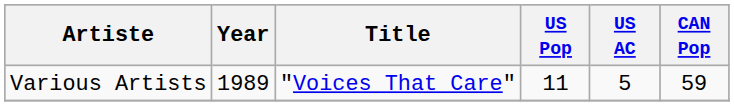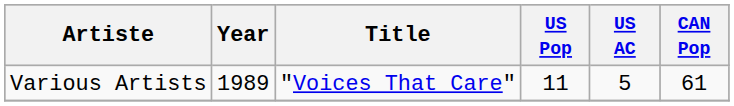(694, 83) 59 -> (694, 83) 61
